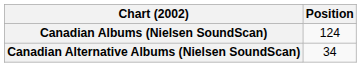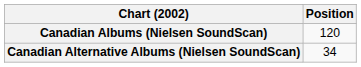(330, 33) 124 -> (330, 33) 120
